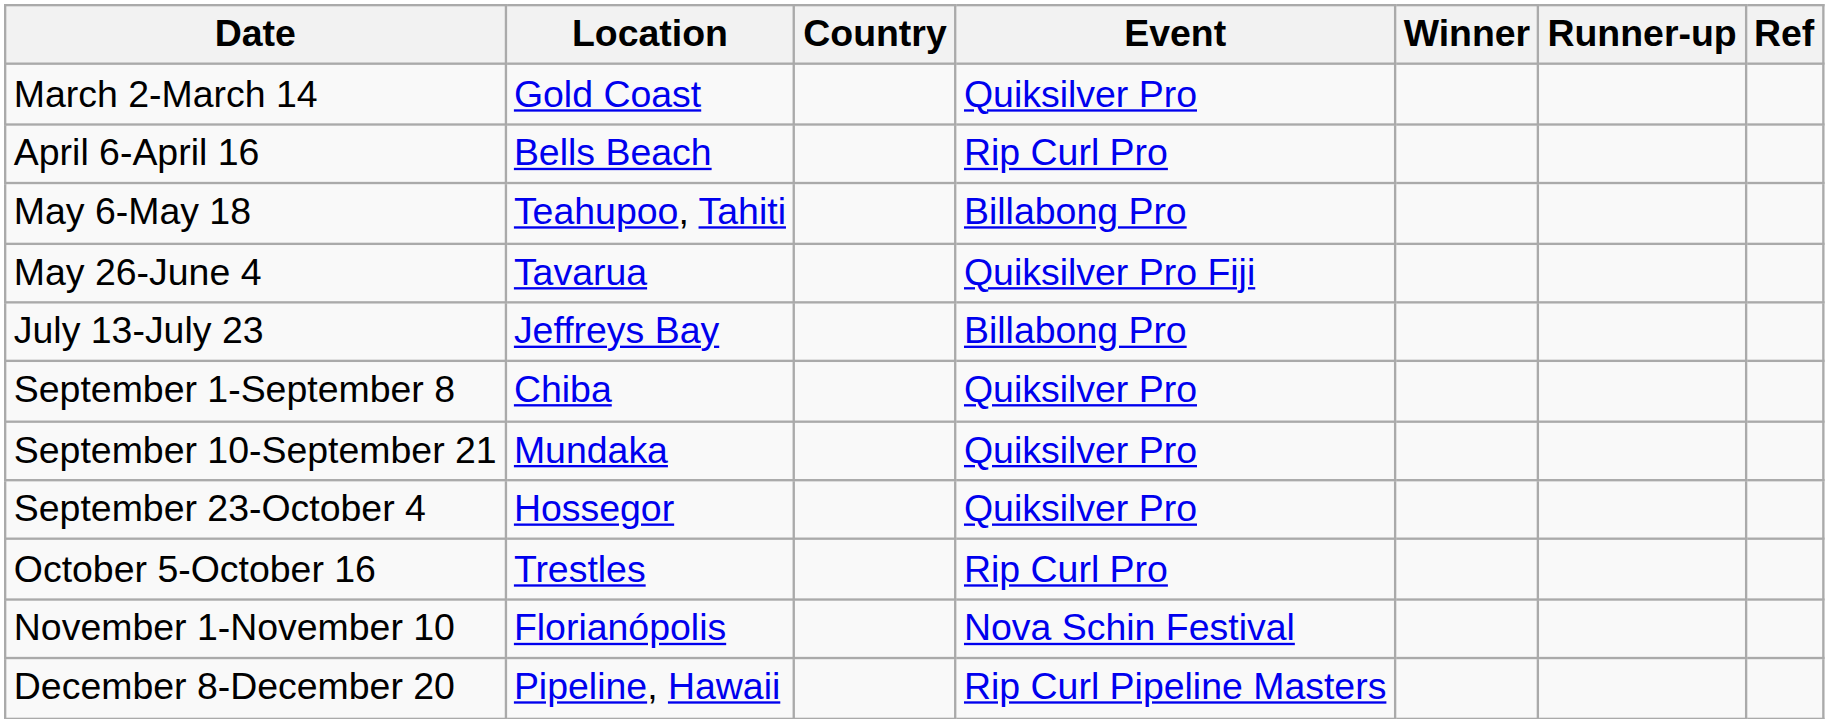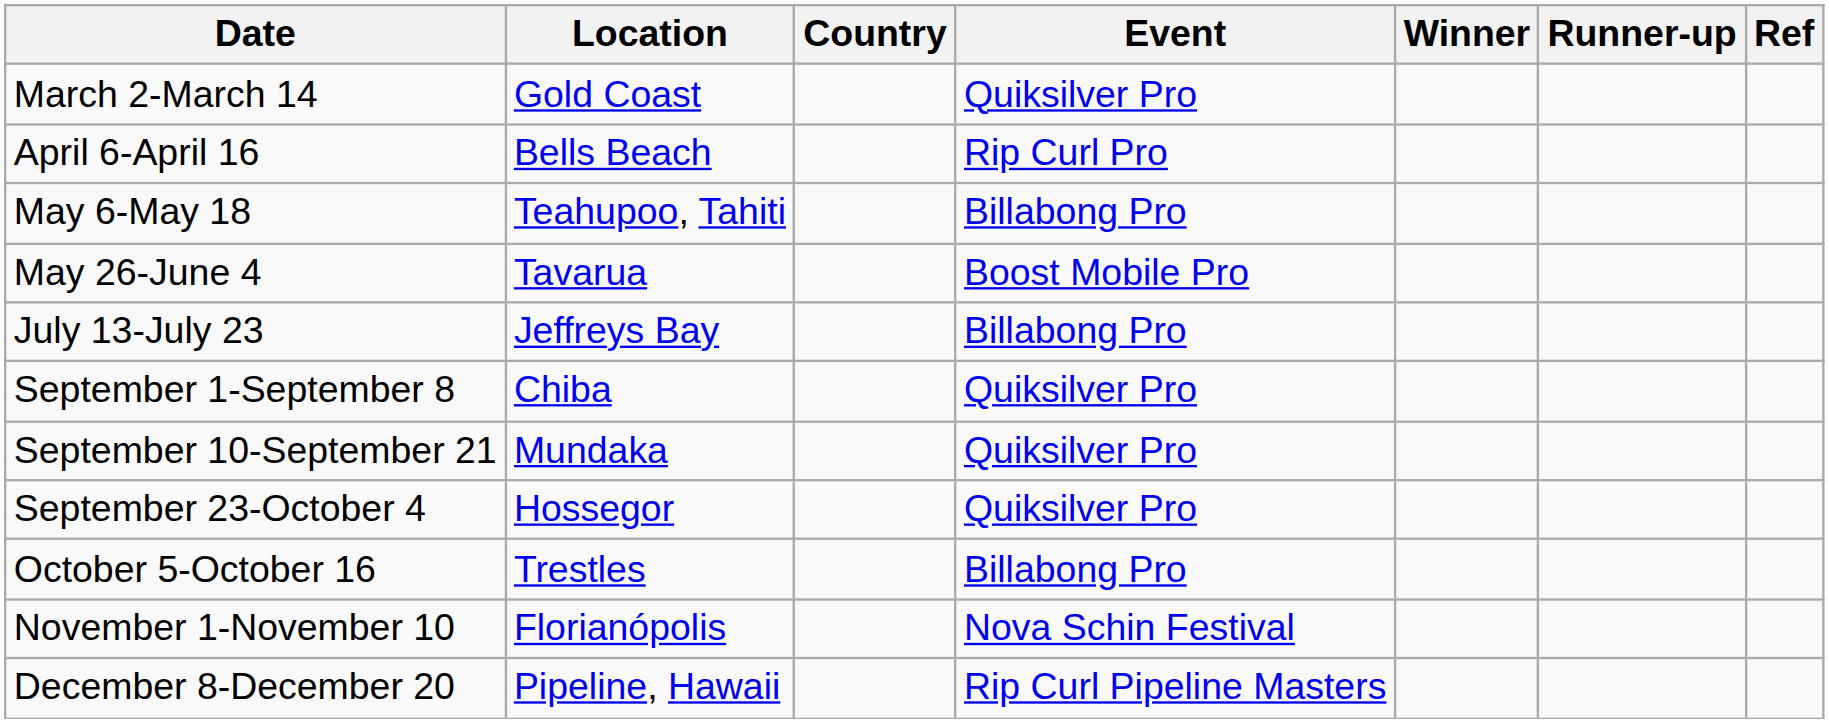(1110, 271) Quiksilver Pro Fiji -> (1107, 271) Boost Mobile Pro
(1066, 568) Rip Curl Pro -> (1075, 568) Billabong Pro
